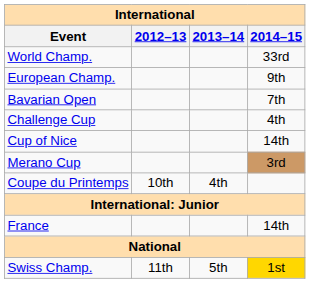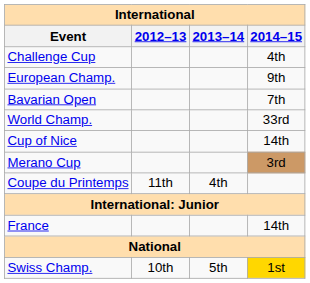rows swapped: (50, 57) <-> (51, 120)
(161, 183) 10th -> (161, 183) 11th
(161, 267) 11th -> (161, 267) 10th
